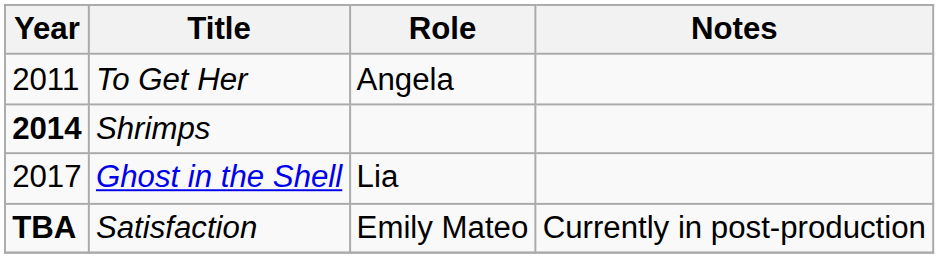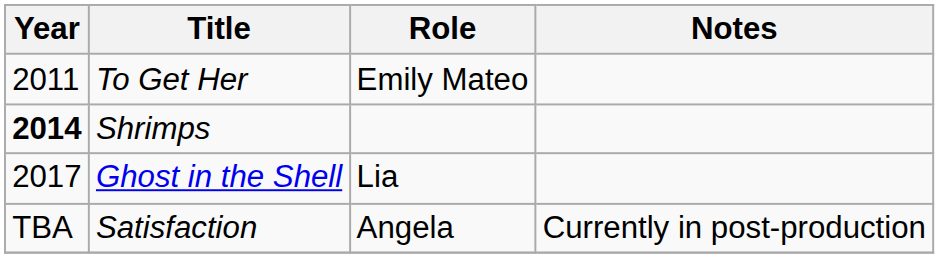(405, 78) Angela -> (442, 78) Emily Mateo
(44, 227) bold -> (43, 227) normal
(442, 227) Emily Mateo -> (405, 227) Angela
